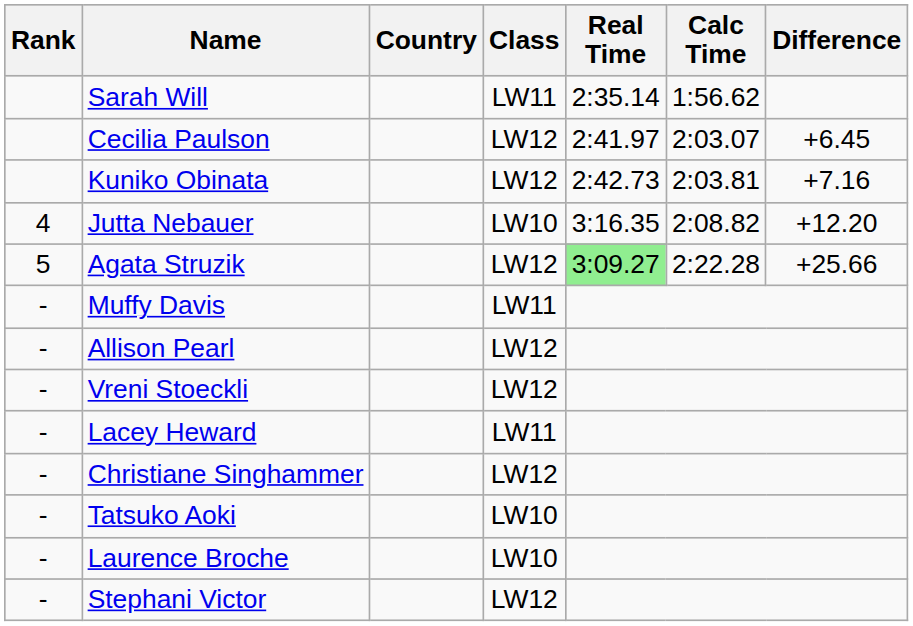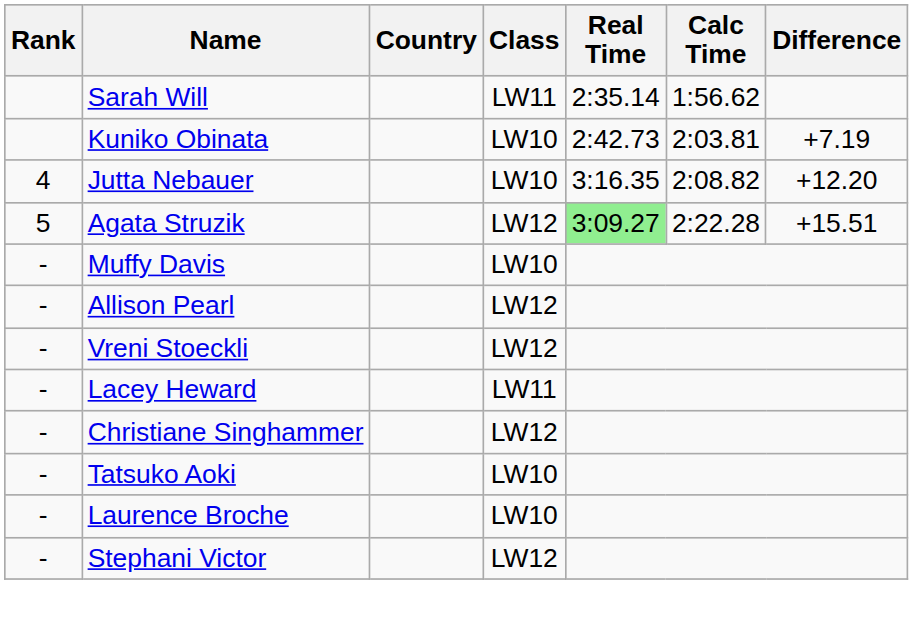- row: (179, 138)
(524, 180) LW12 -> (524, 138) LW10
(837, 180) +7.16 -> (837, 138) +7.19
(837, 264) +25.66 -> (837, 222) +15.51
(524, 306) LW11 -> (524, 264) LW10
